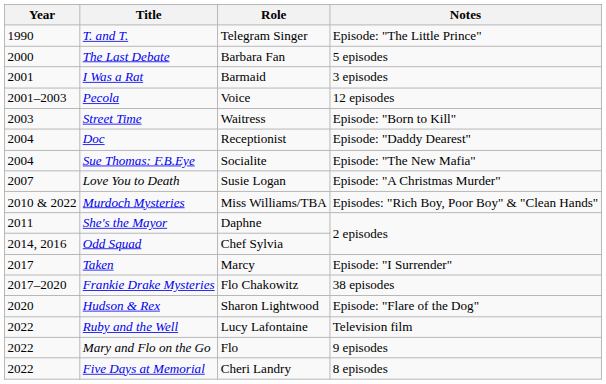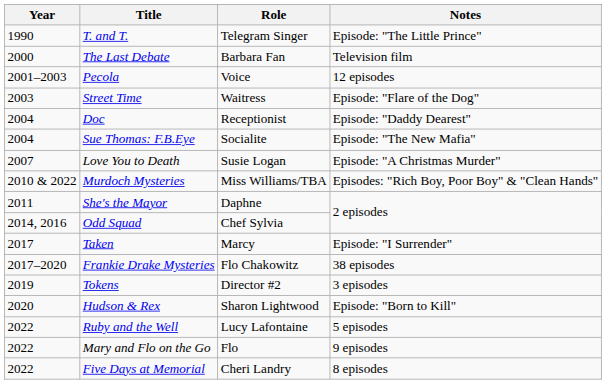(360, 56) 5 episodes -> (373, 56) Television film
- row: (113, 77)
(394, 118) Episode: "Born to Kill" -> (406, 98) Episode: "Flare of the Dog"
+ row: (101, 285)
(406, 306) Episode: "Flare of the Dog" -> (394, 306) Episode: "Born to Kill"
(373, 327) Television film -> (360, 327) 5 episodes
